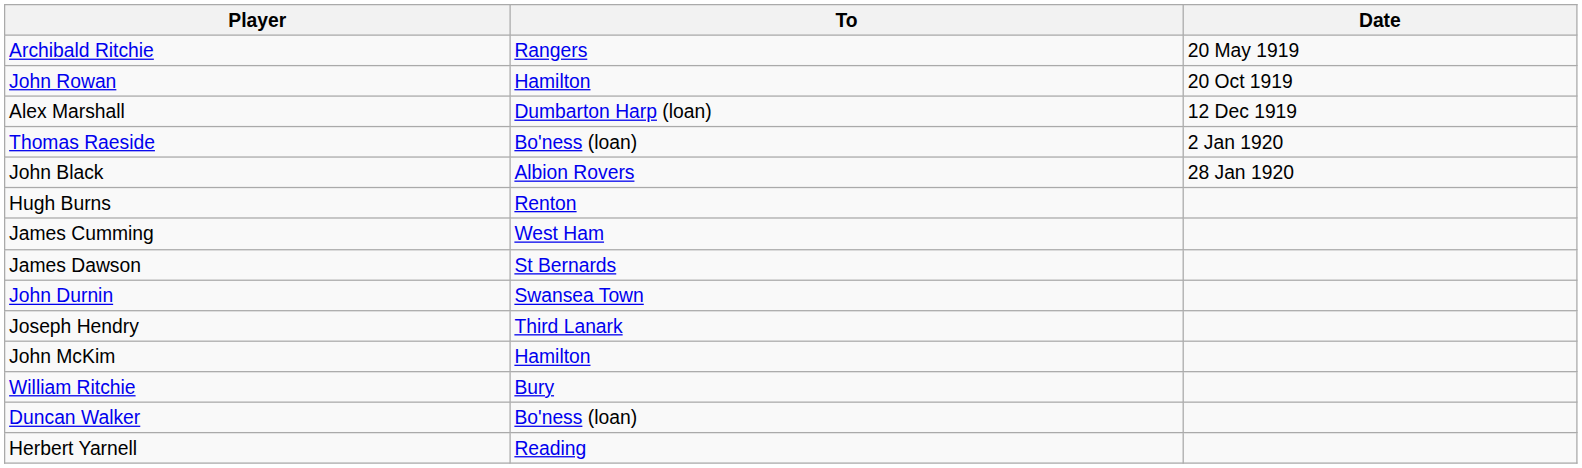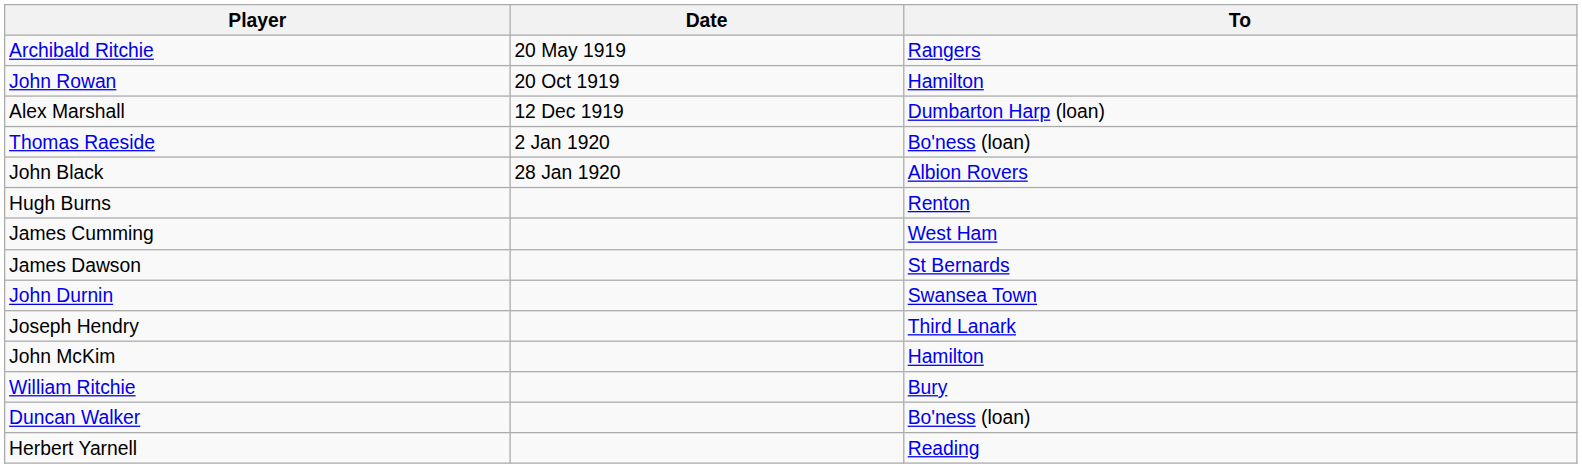columns swapped: (847, 20) <-> (1380, 20)
